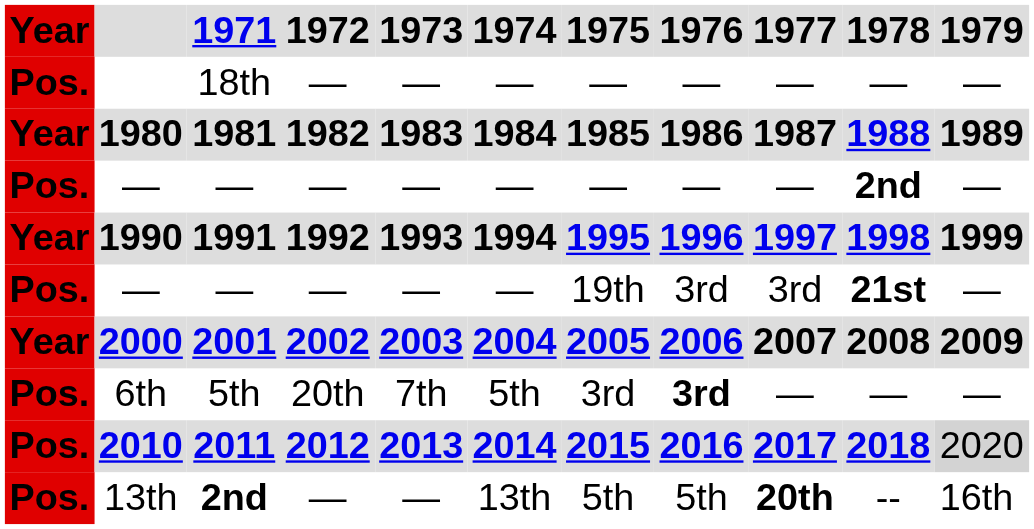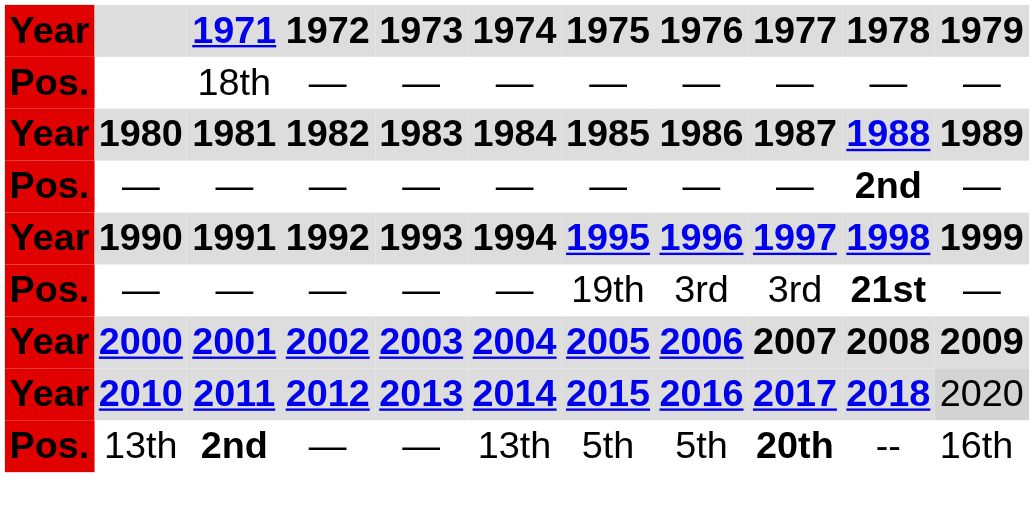- row: (141, 393)
(49, 445) Pos. -> (49, 393) Year
